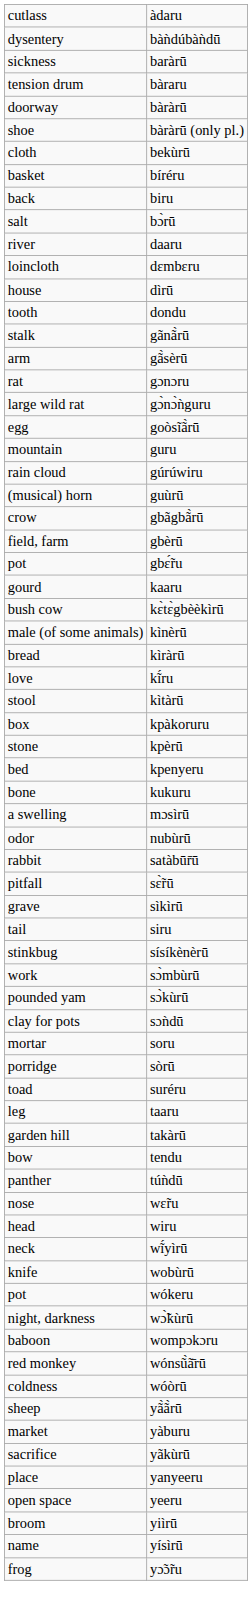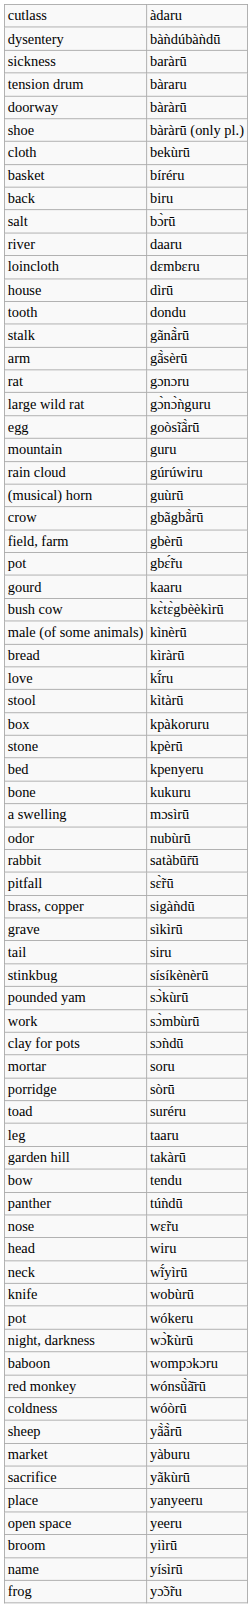+ row: (172, 906)
rows swapped: (169, 997) <-> (175, 975)
